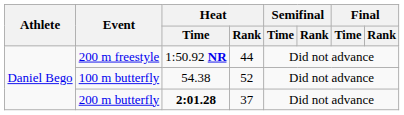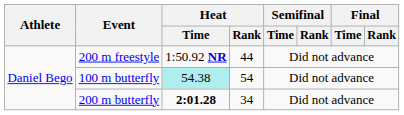(196, 78) no background -> (196, 78) paleturquoise background
(247, 78) 52 -> (247, 78) 54
(247, 99) 37 -> (247, 99) 34
